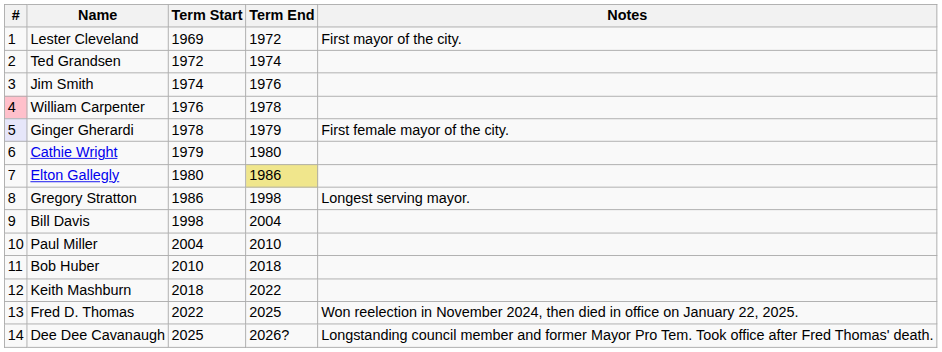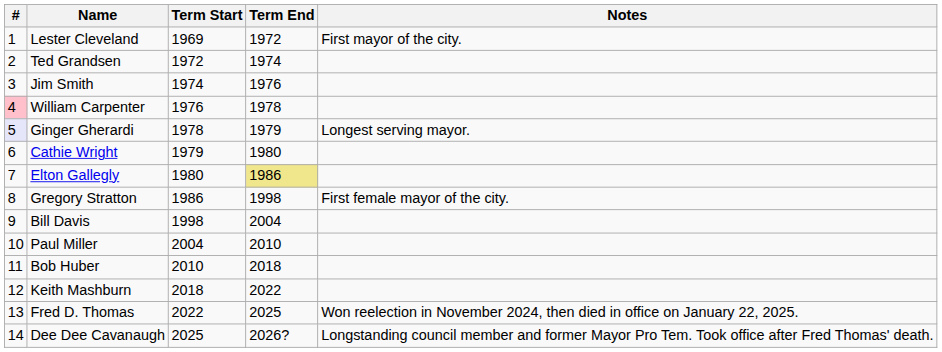(415, 130) First female mayor of the city. -> (396, 130) Longest serving mayor.
(396, 198) Longest serving mayor. -> (415, 198) First female mayor of the city.
